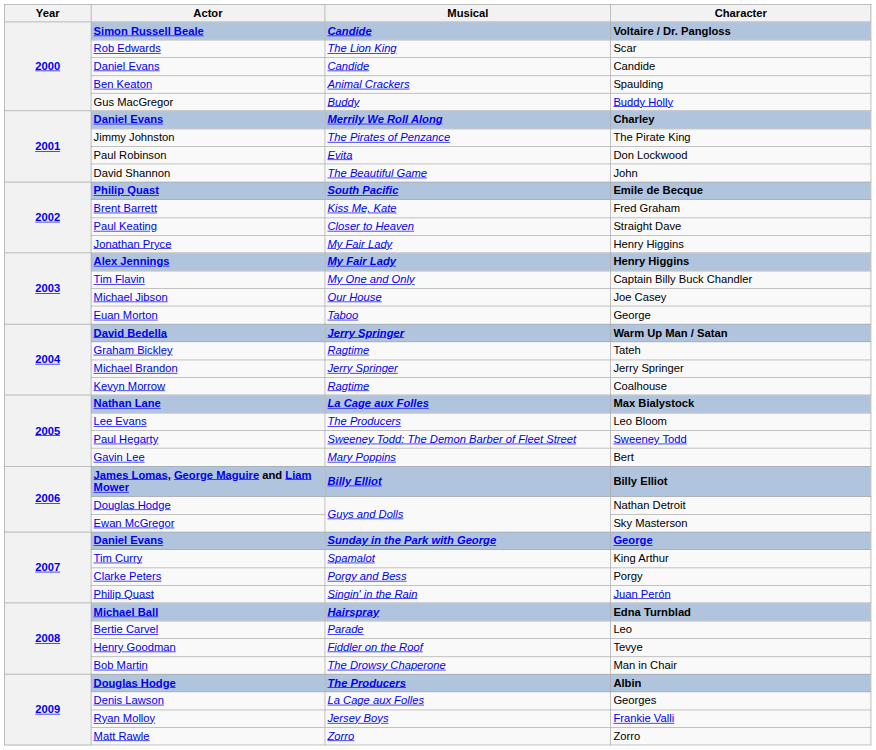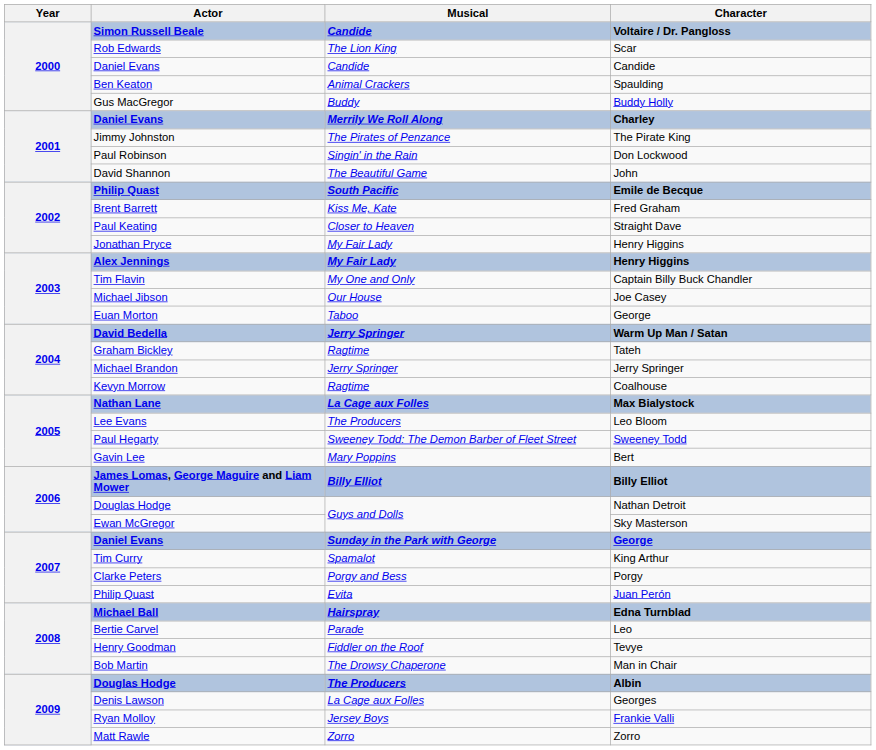(340, 155) Evita -> (372, 155) Singin' in the Rain
(372, 594) Singin' in the Rain -> (340, 594) Evita
